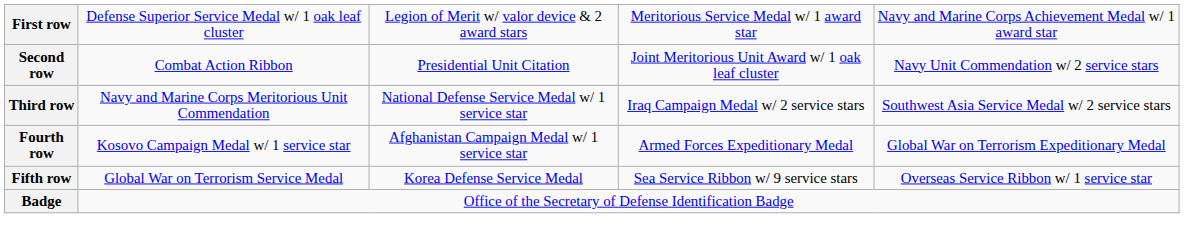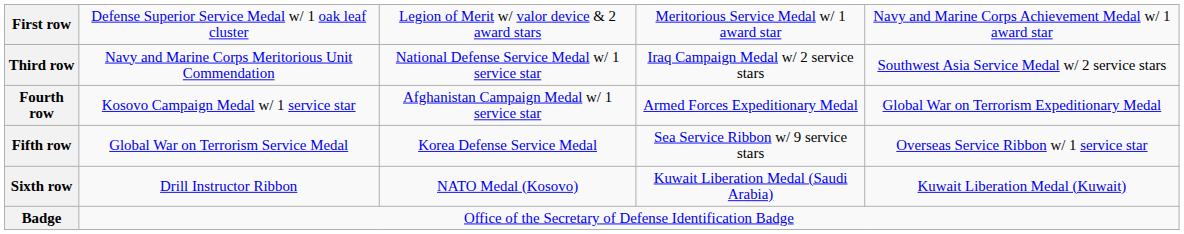- row: (41, 65)
+ row: (42, 186)
